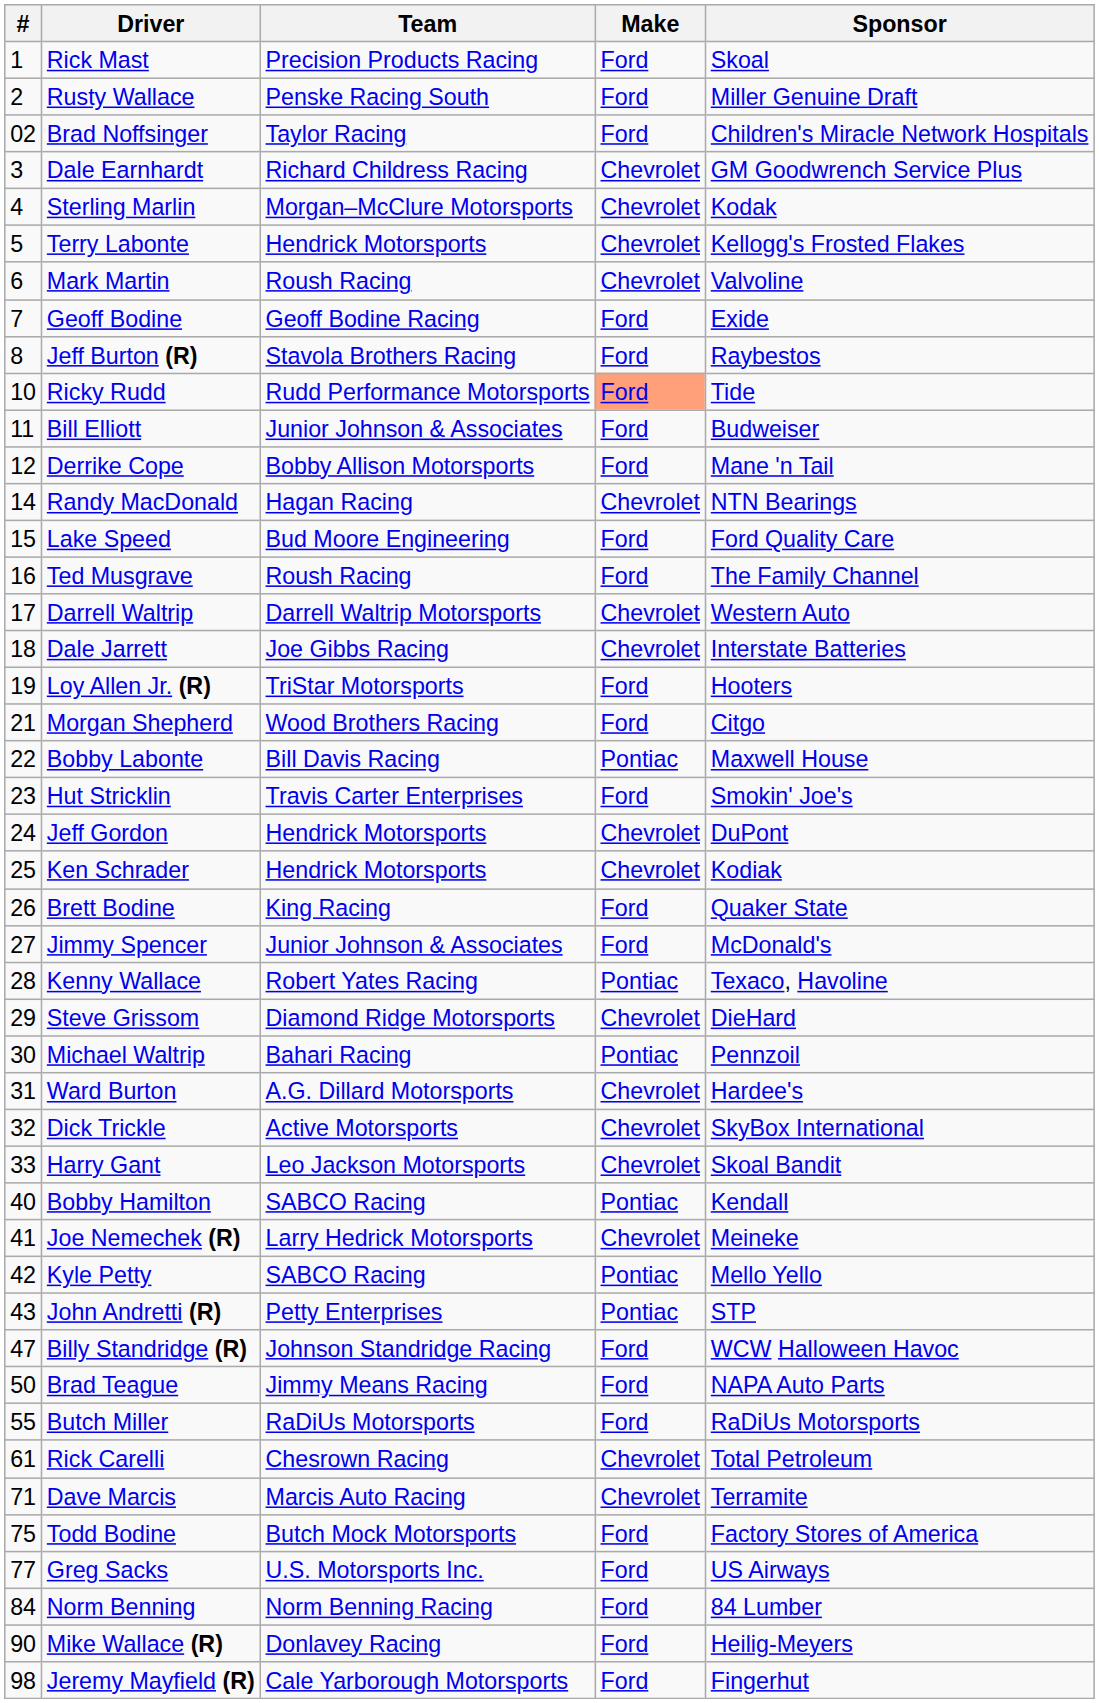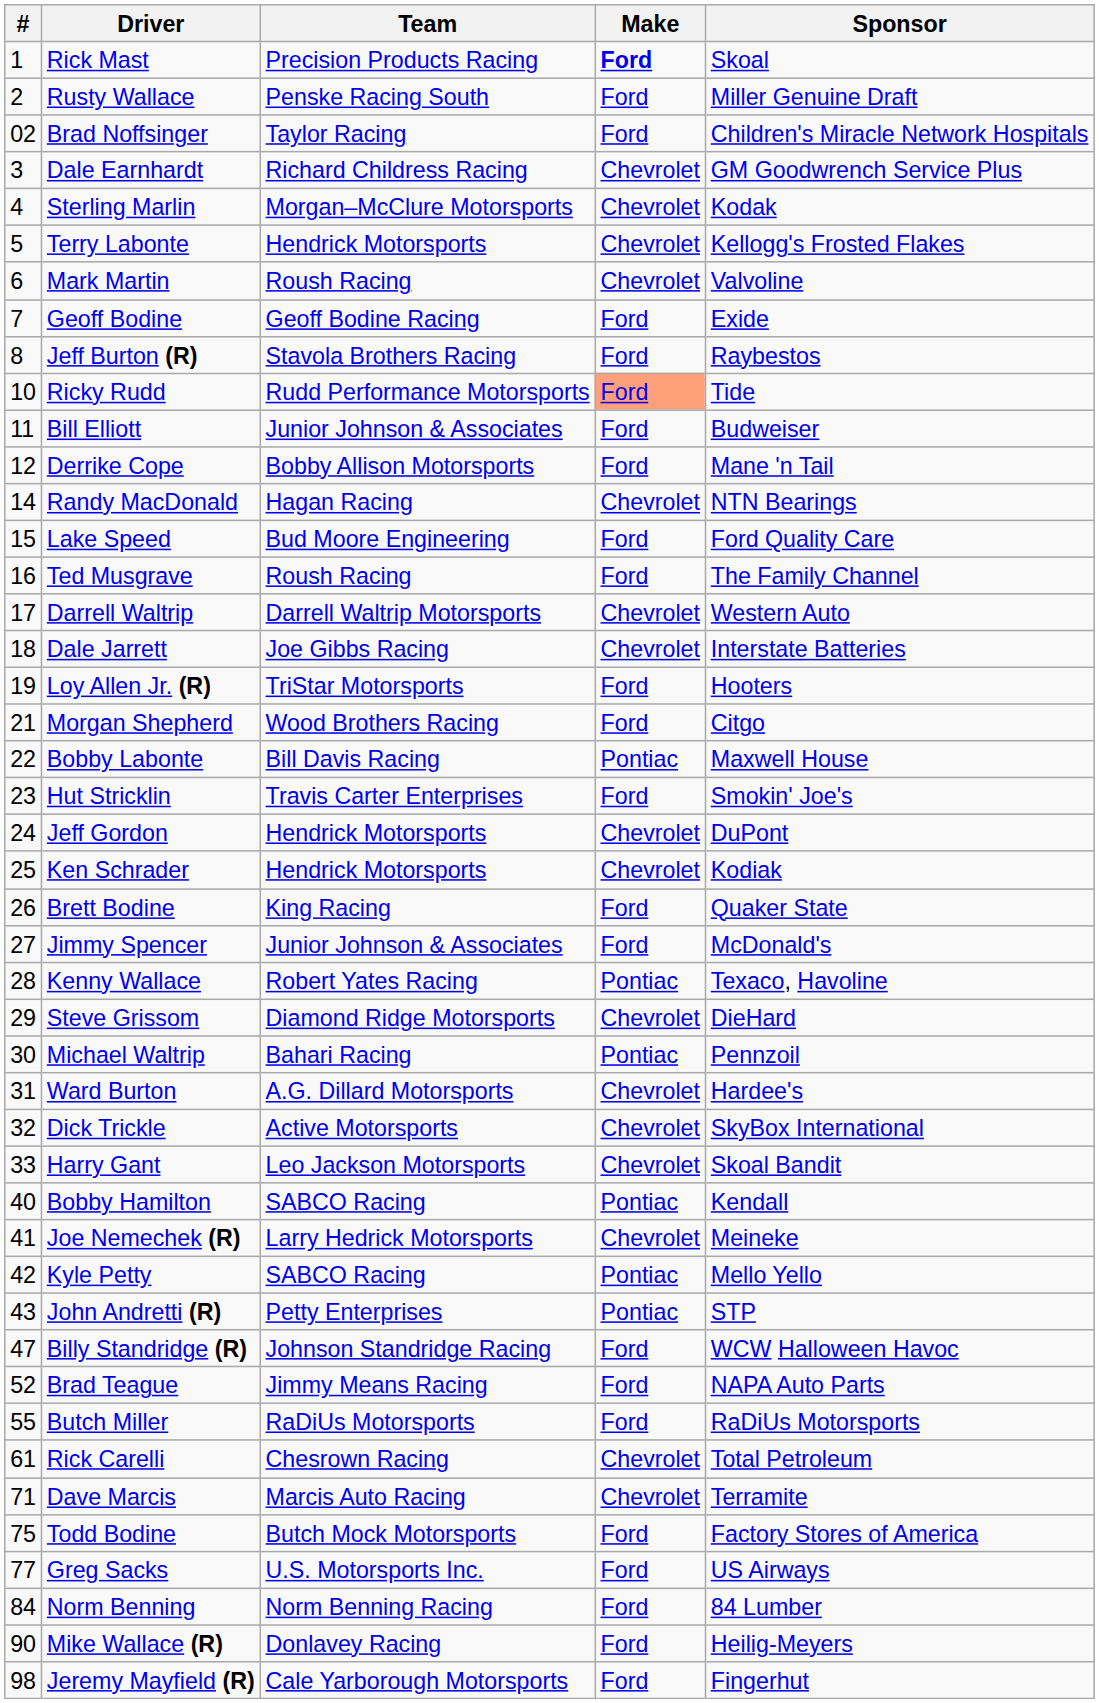(624, 60) normal -> (626, 60) bold
(23, 1386) 50 -> (23, 1386) 52
